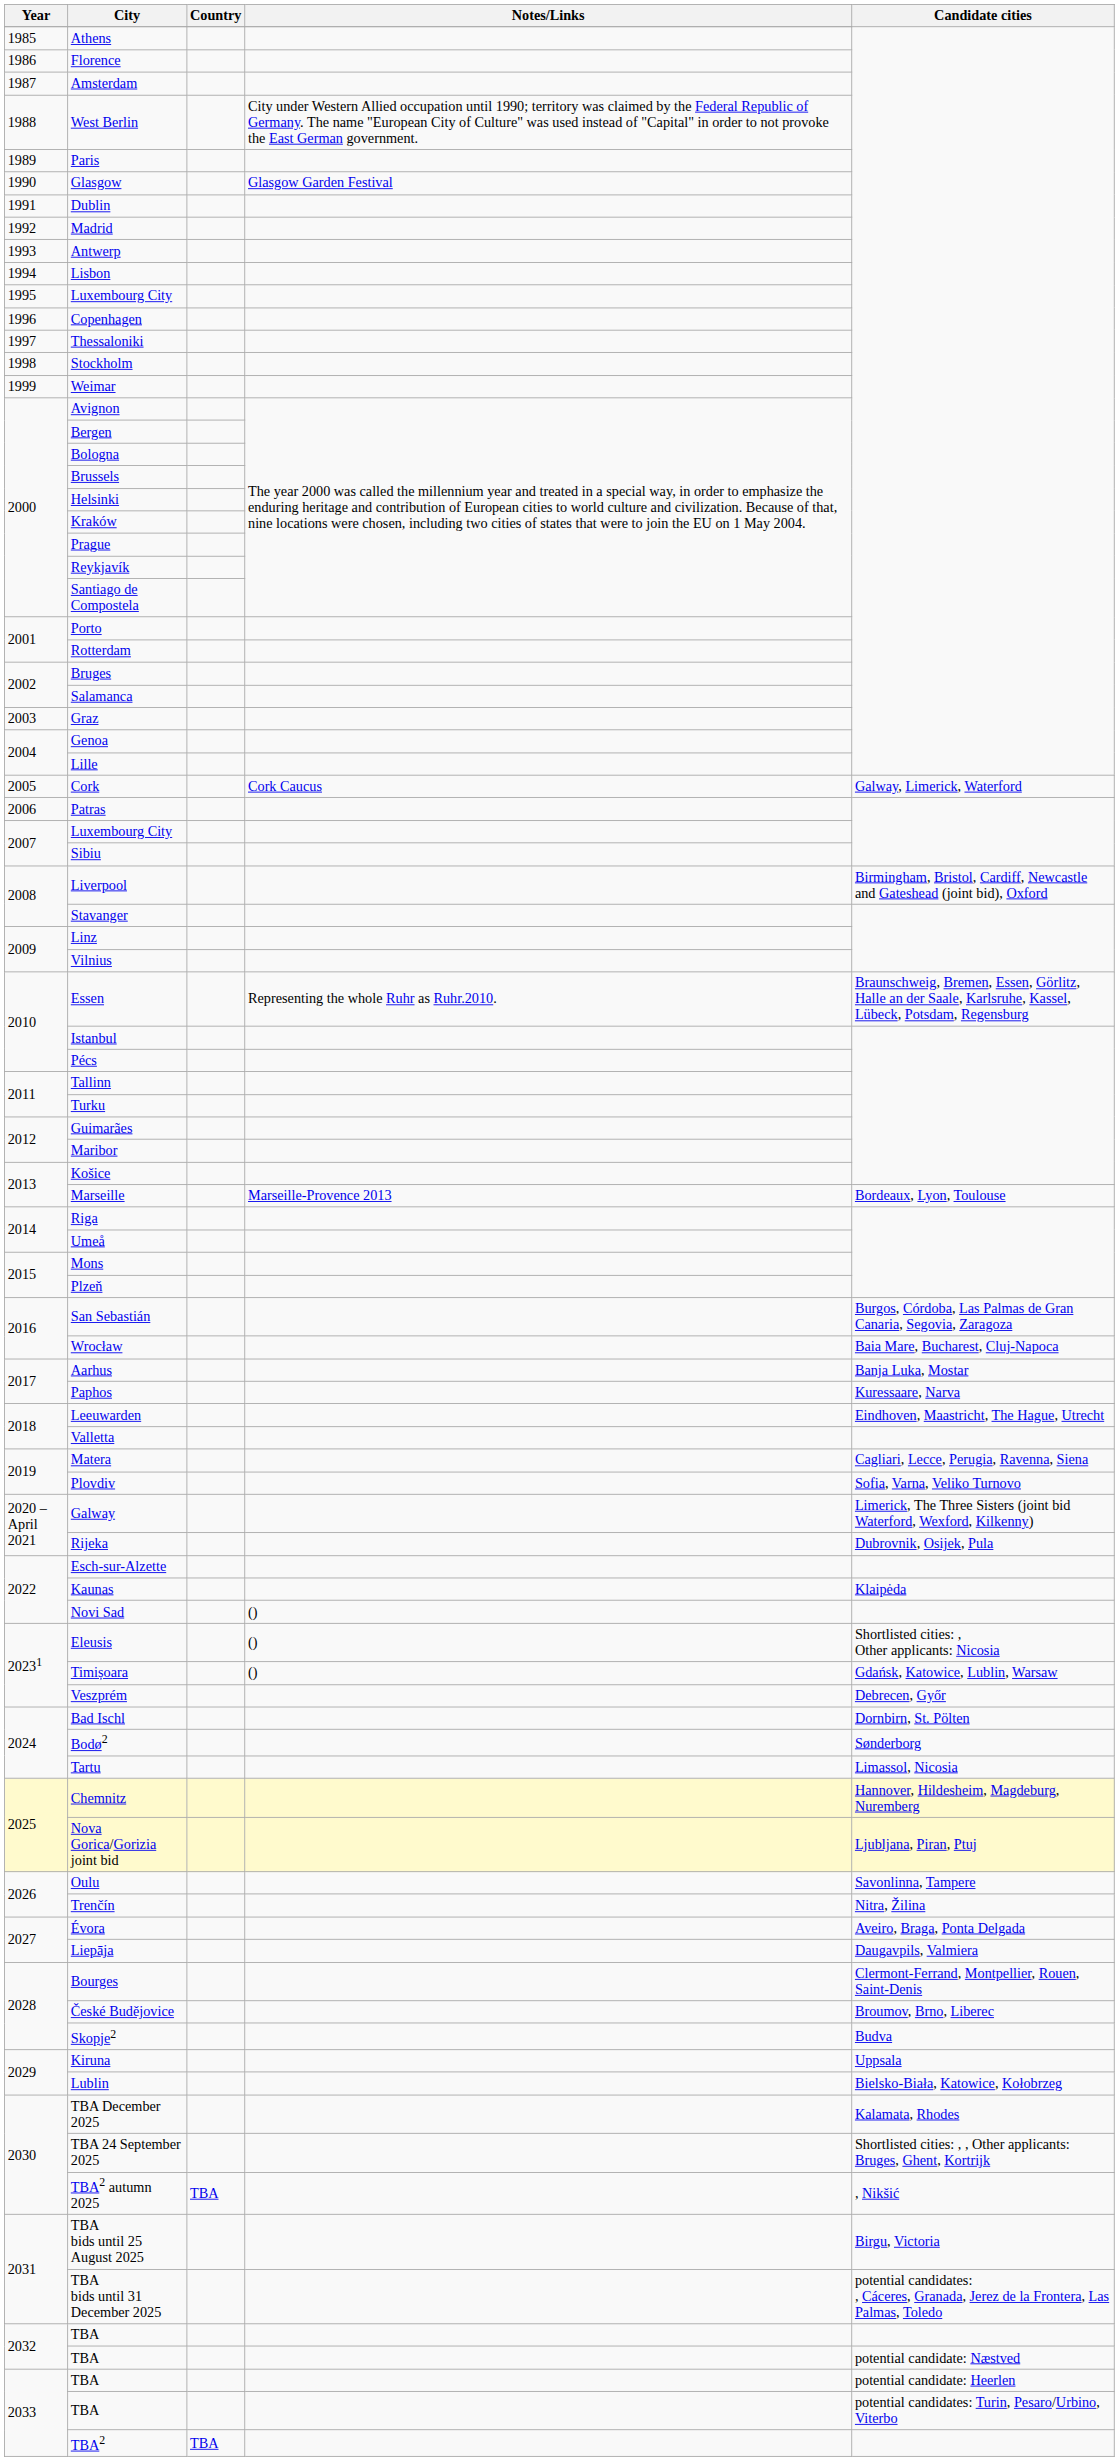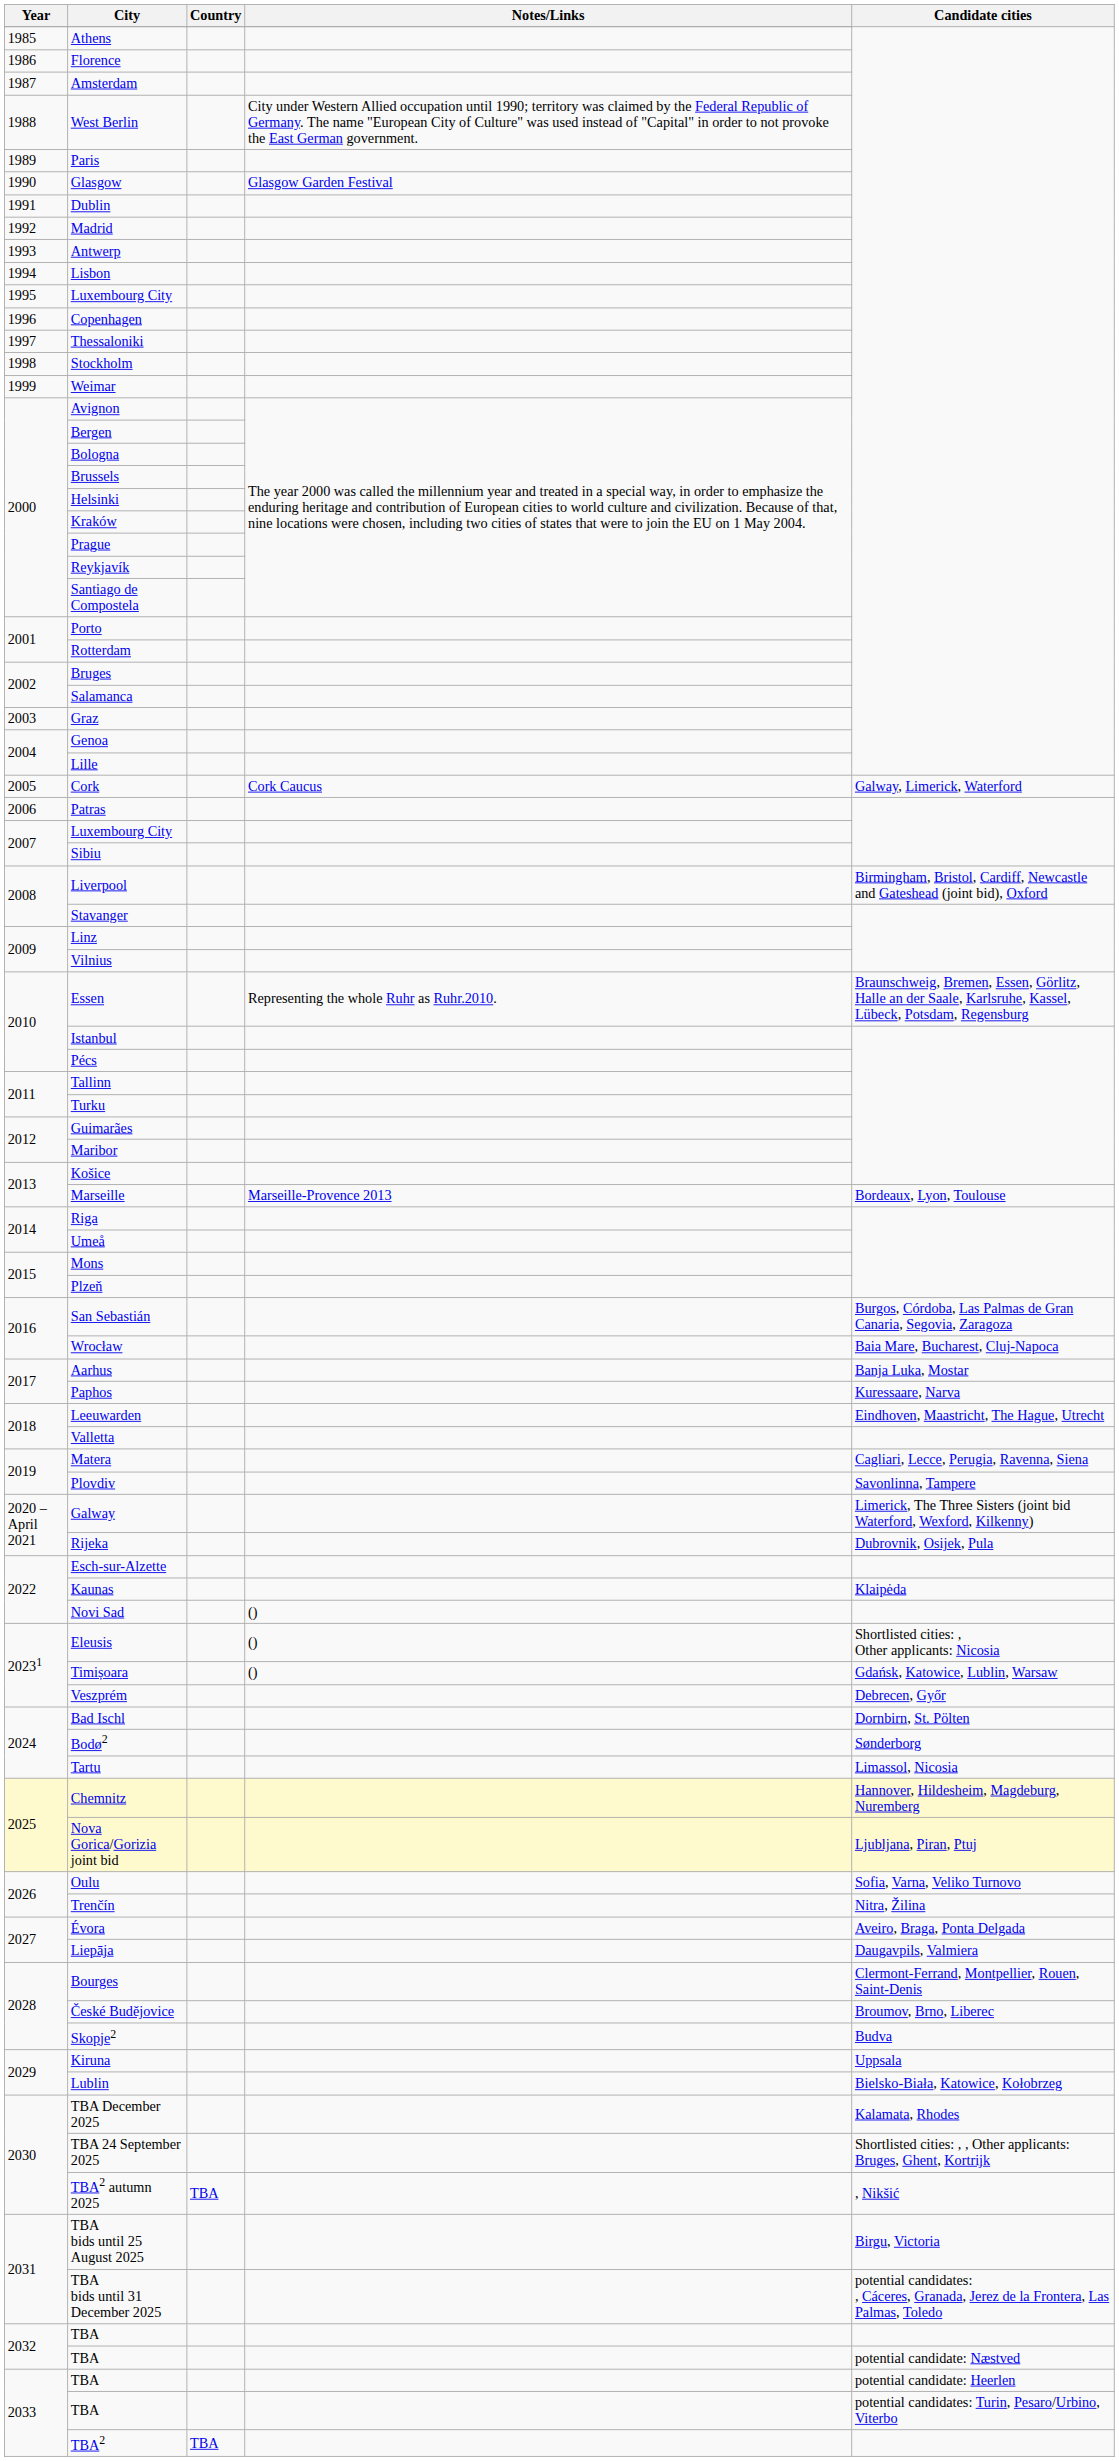(938, 1482) Sofia, Varna, Veliko Turnovo -> (915, 1482) Savonlinna, Tampere
(915, 1883) Savonlinna, Tampere -> (938, 1883) Sofia, Varna, Veliko Turnovo
